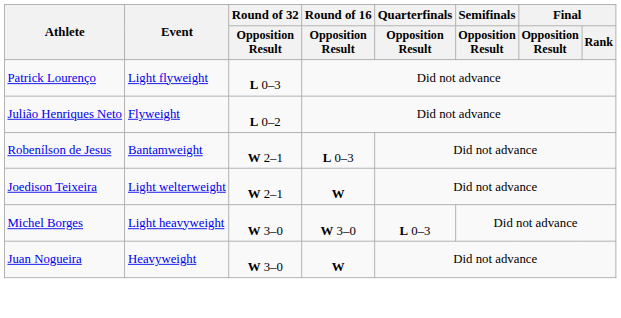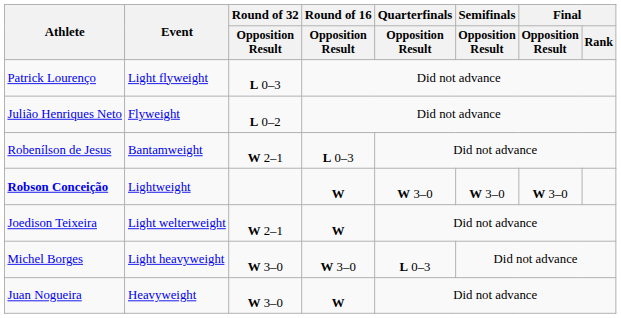+ row: (58, 187)
